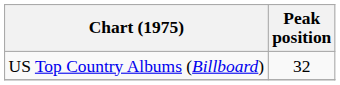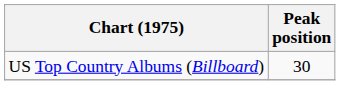(302, 65) 32 -> (302, 65) 30
